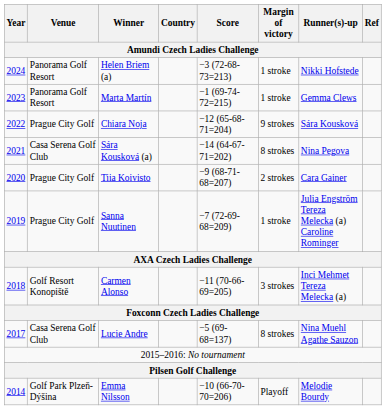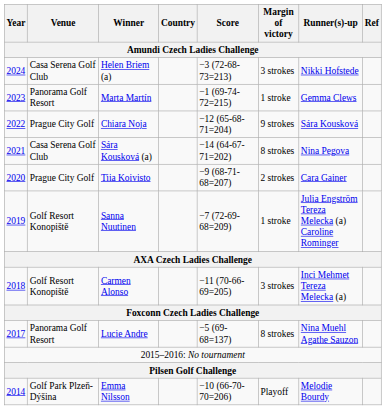(58, 71) Panorama Golf Resort -> (63, 71) Casa Serena Golf Club
(276, 71) 1 stroke -> (277, 71) 3 strokes
(62, 221) Prague City Golf -> (52, 221) Golf Resort Konopiště
(63, 334) Casa Serena Golf Club -> (58, 334) Panorama Golf Resort
